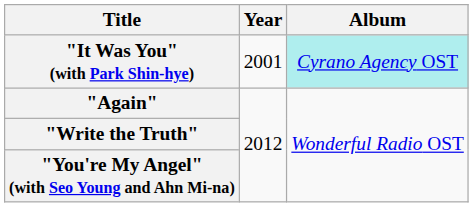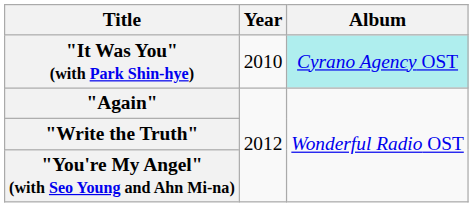(263, 61) 2001 -> (263, 61) 2010
